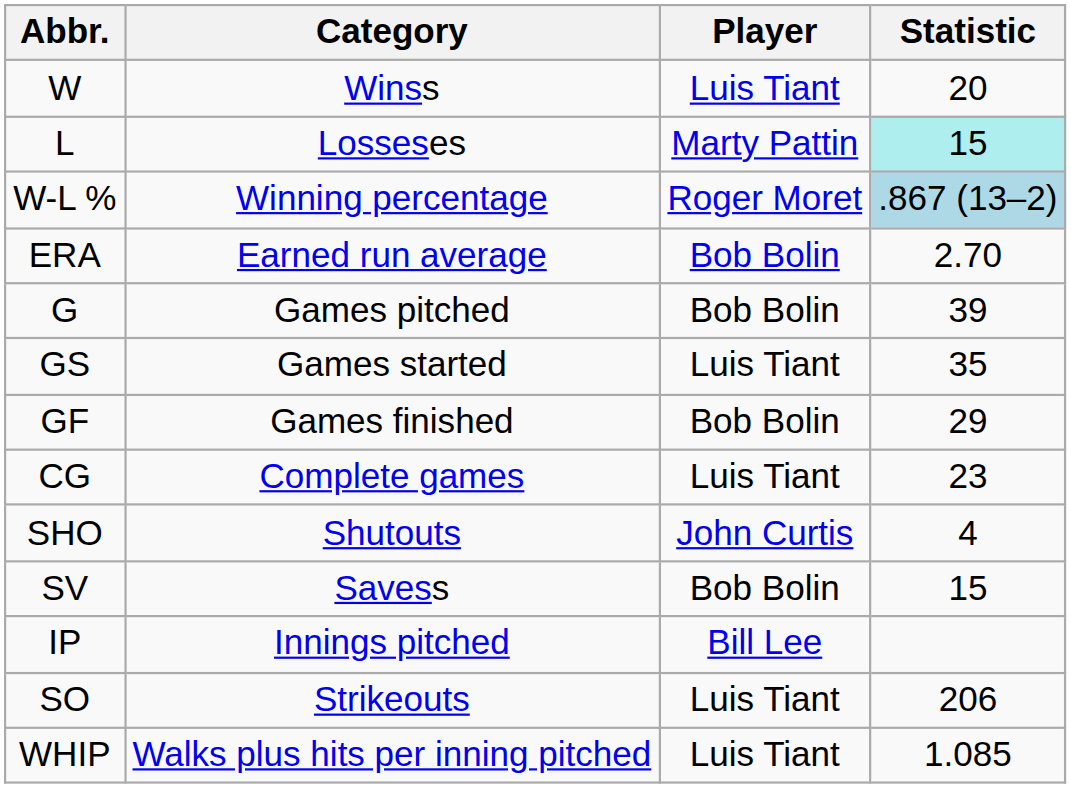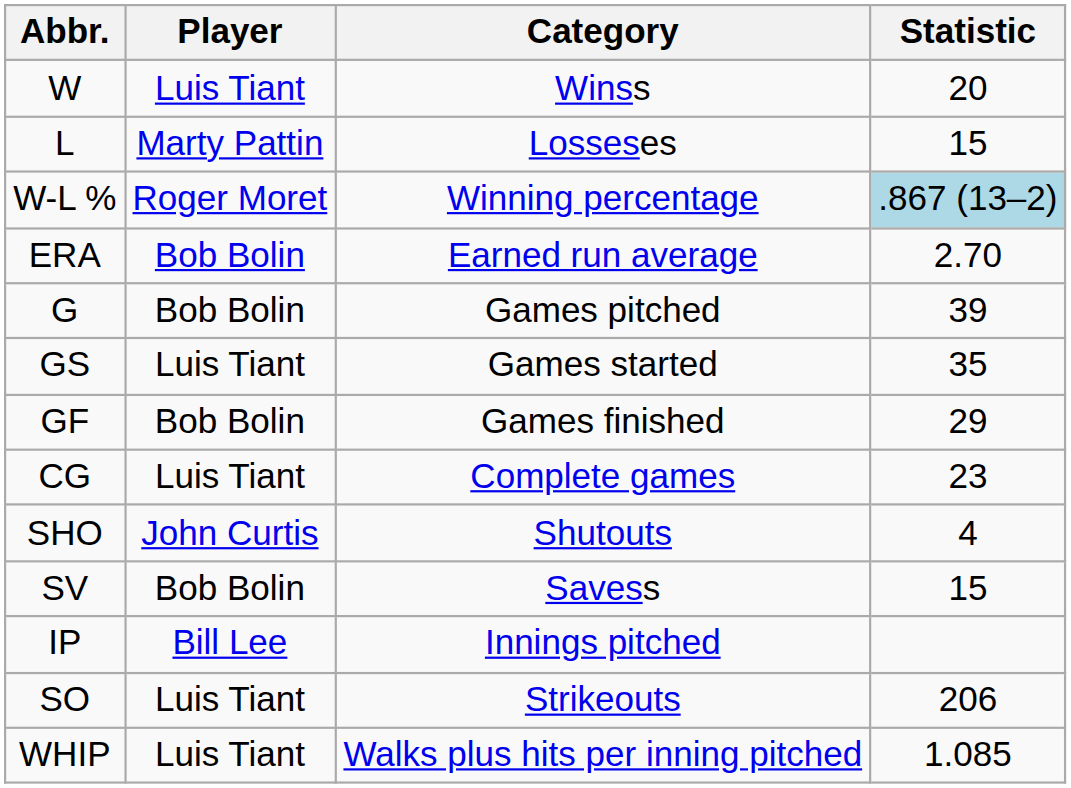columns swapped: (392, 32) <-> (765, 32)
(968, 143) paleturquoise background -> (968, 143) no background
